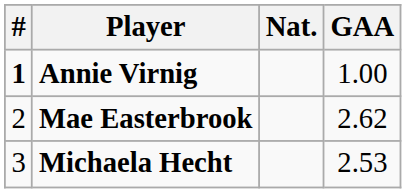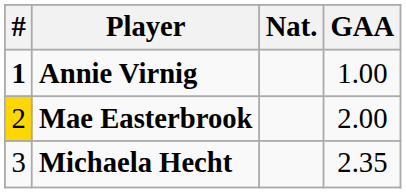(19, 118) no background -> (19, 118) gold background
(362, 118) 2.62 -> (362, 118) 2.00
(362, 163) 2.53 -> (362, 163) 2.35
